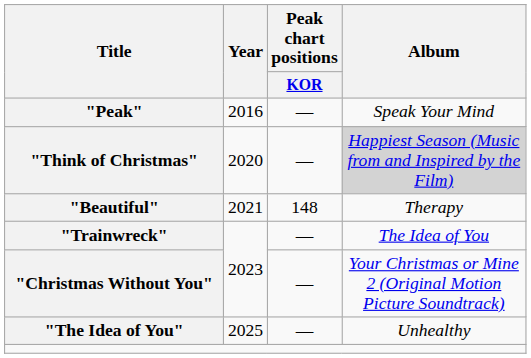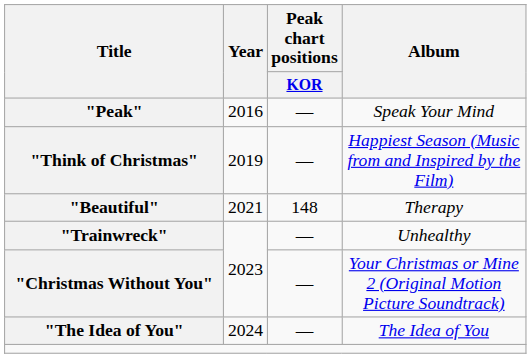(246, 159) 2020 -> (246, 159) 2019
(434, 159) lightgrey background -> (434, 159) no background
(434, 235) The Idea of You -> (434, 235) Unhealthy
(246, 330) 2025 -> (246, 330) 2024
(434, 330) Unhealthy -> (434, 330) The Idea of You
